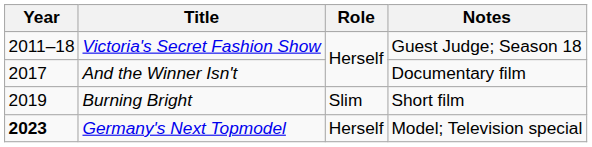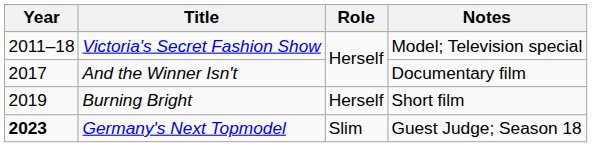(487, 45) Guest Judge; Season 18 -> (487, 45) Model; Television special
(346, 100) Slim -> (356, 100) Herself
(356, 127) Herself -> (346, 127) Slim
(487, 127) Model; Television special -> (487, 127) Guest Judge; Season 18
